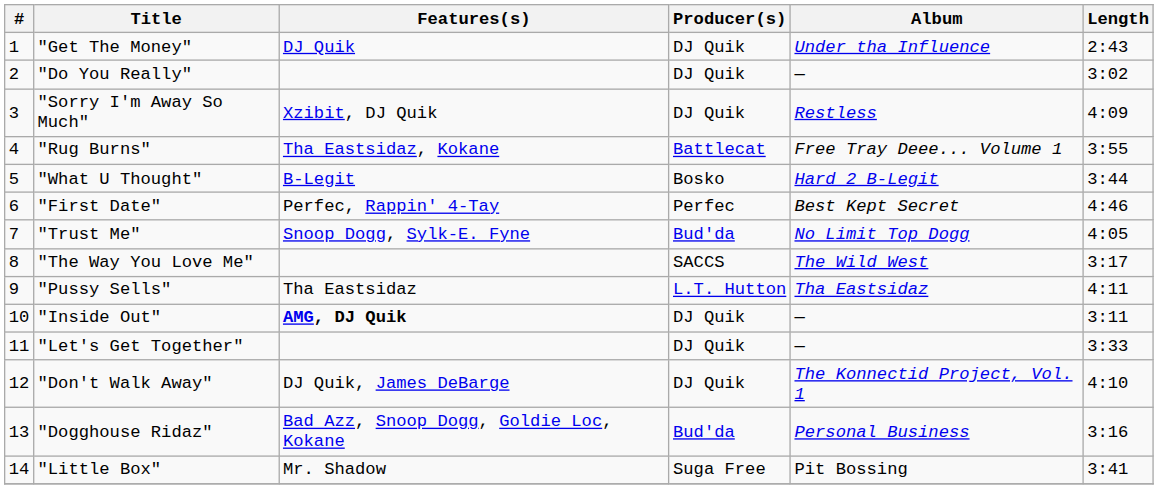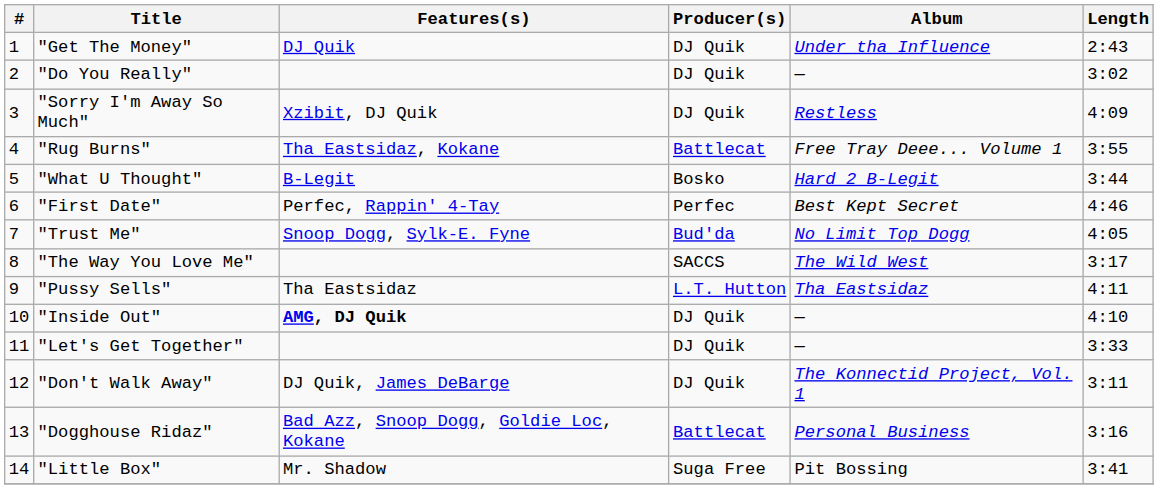(1108, 318) 3:11 -> (1108, 318) 4:10
(1108, 384) 4:10 -> (1108, 384) 3:11
(704, 432) Bud'da -> (719, 432) Battlecat
